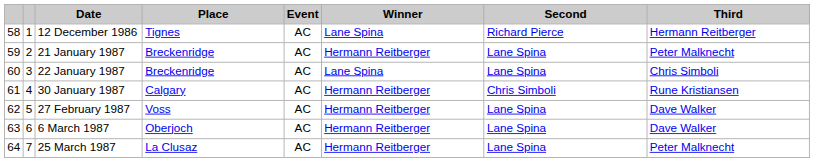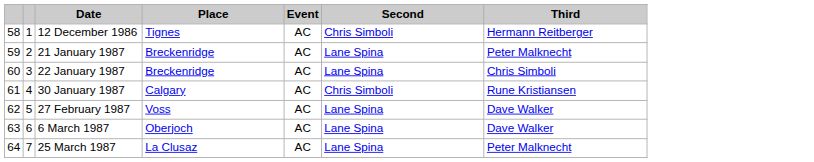- column: (403, 13)
(525, 32) Richard Pierce -> (359, 32) Chris Simboli
